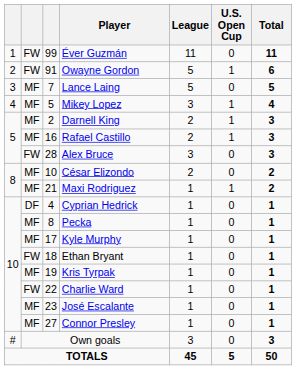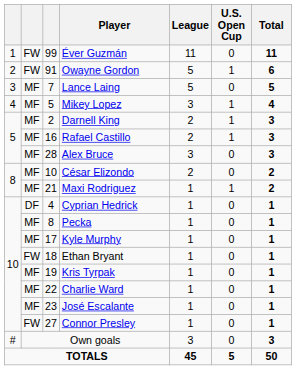(32, 155) FW -> (32, 155) MF
(32, 289) FW -> (32, 289) MF
(32, 323) MF -> (32, 323) FW
